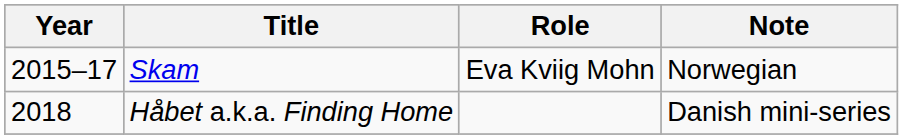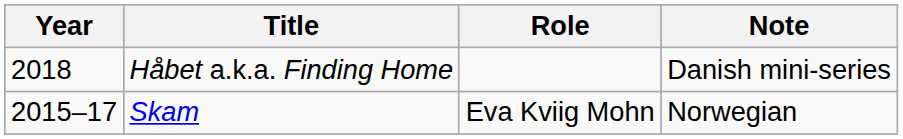rows swapped: (164, 69) <-> (291, 112)
